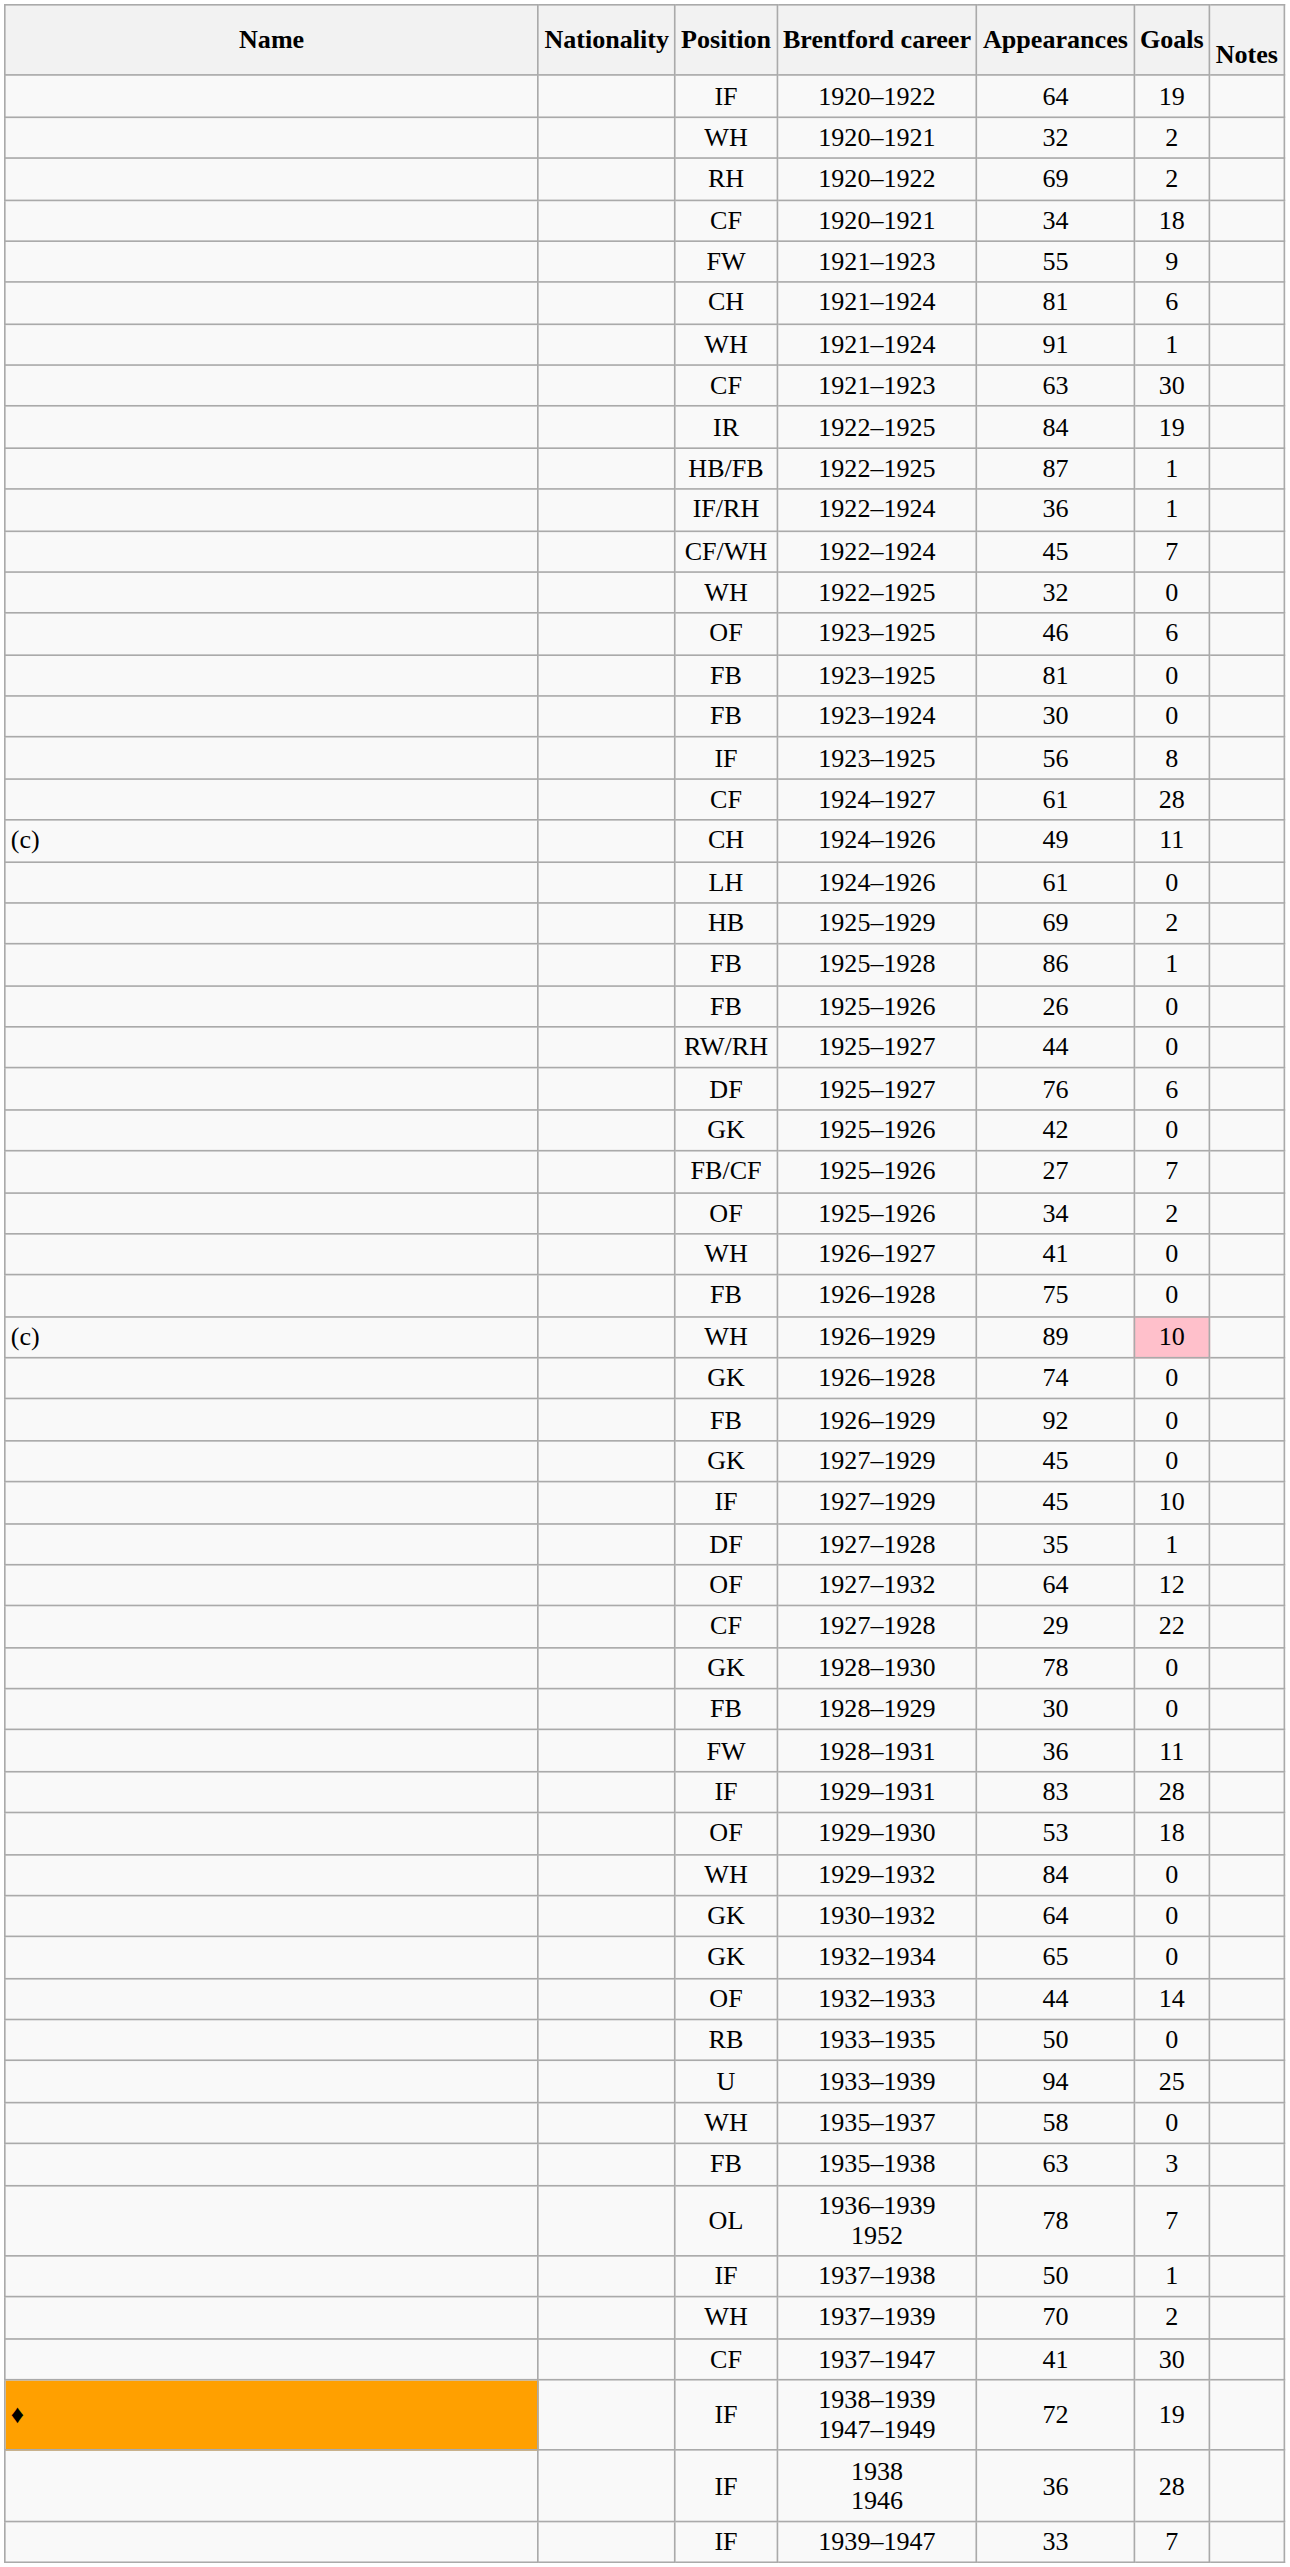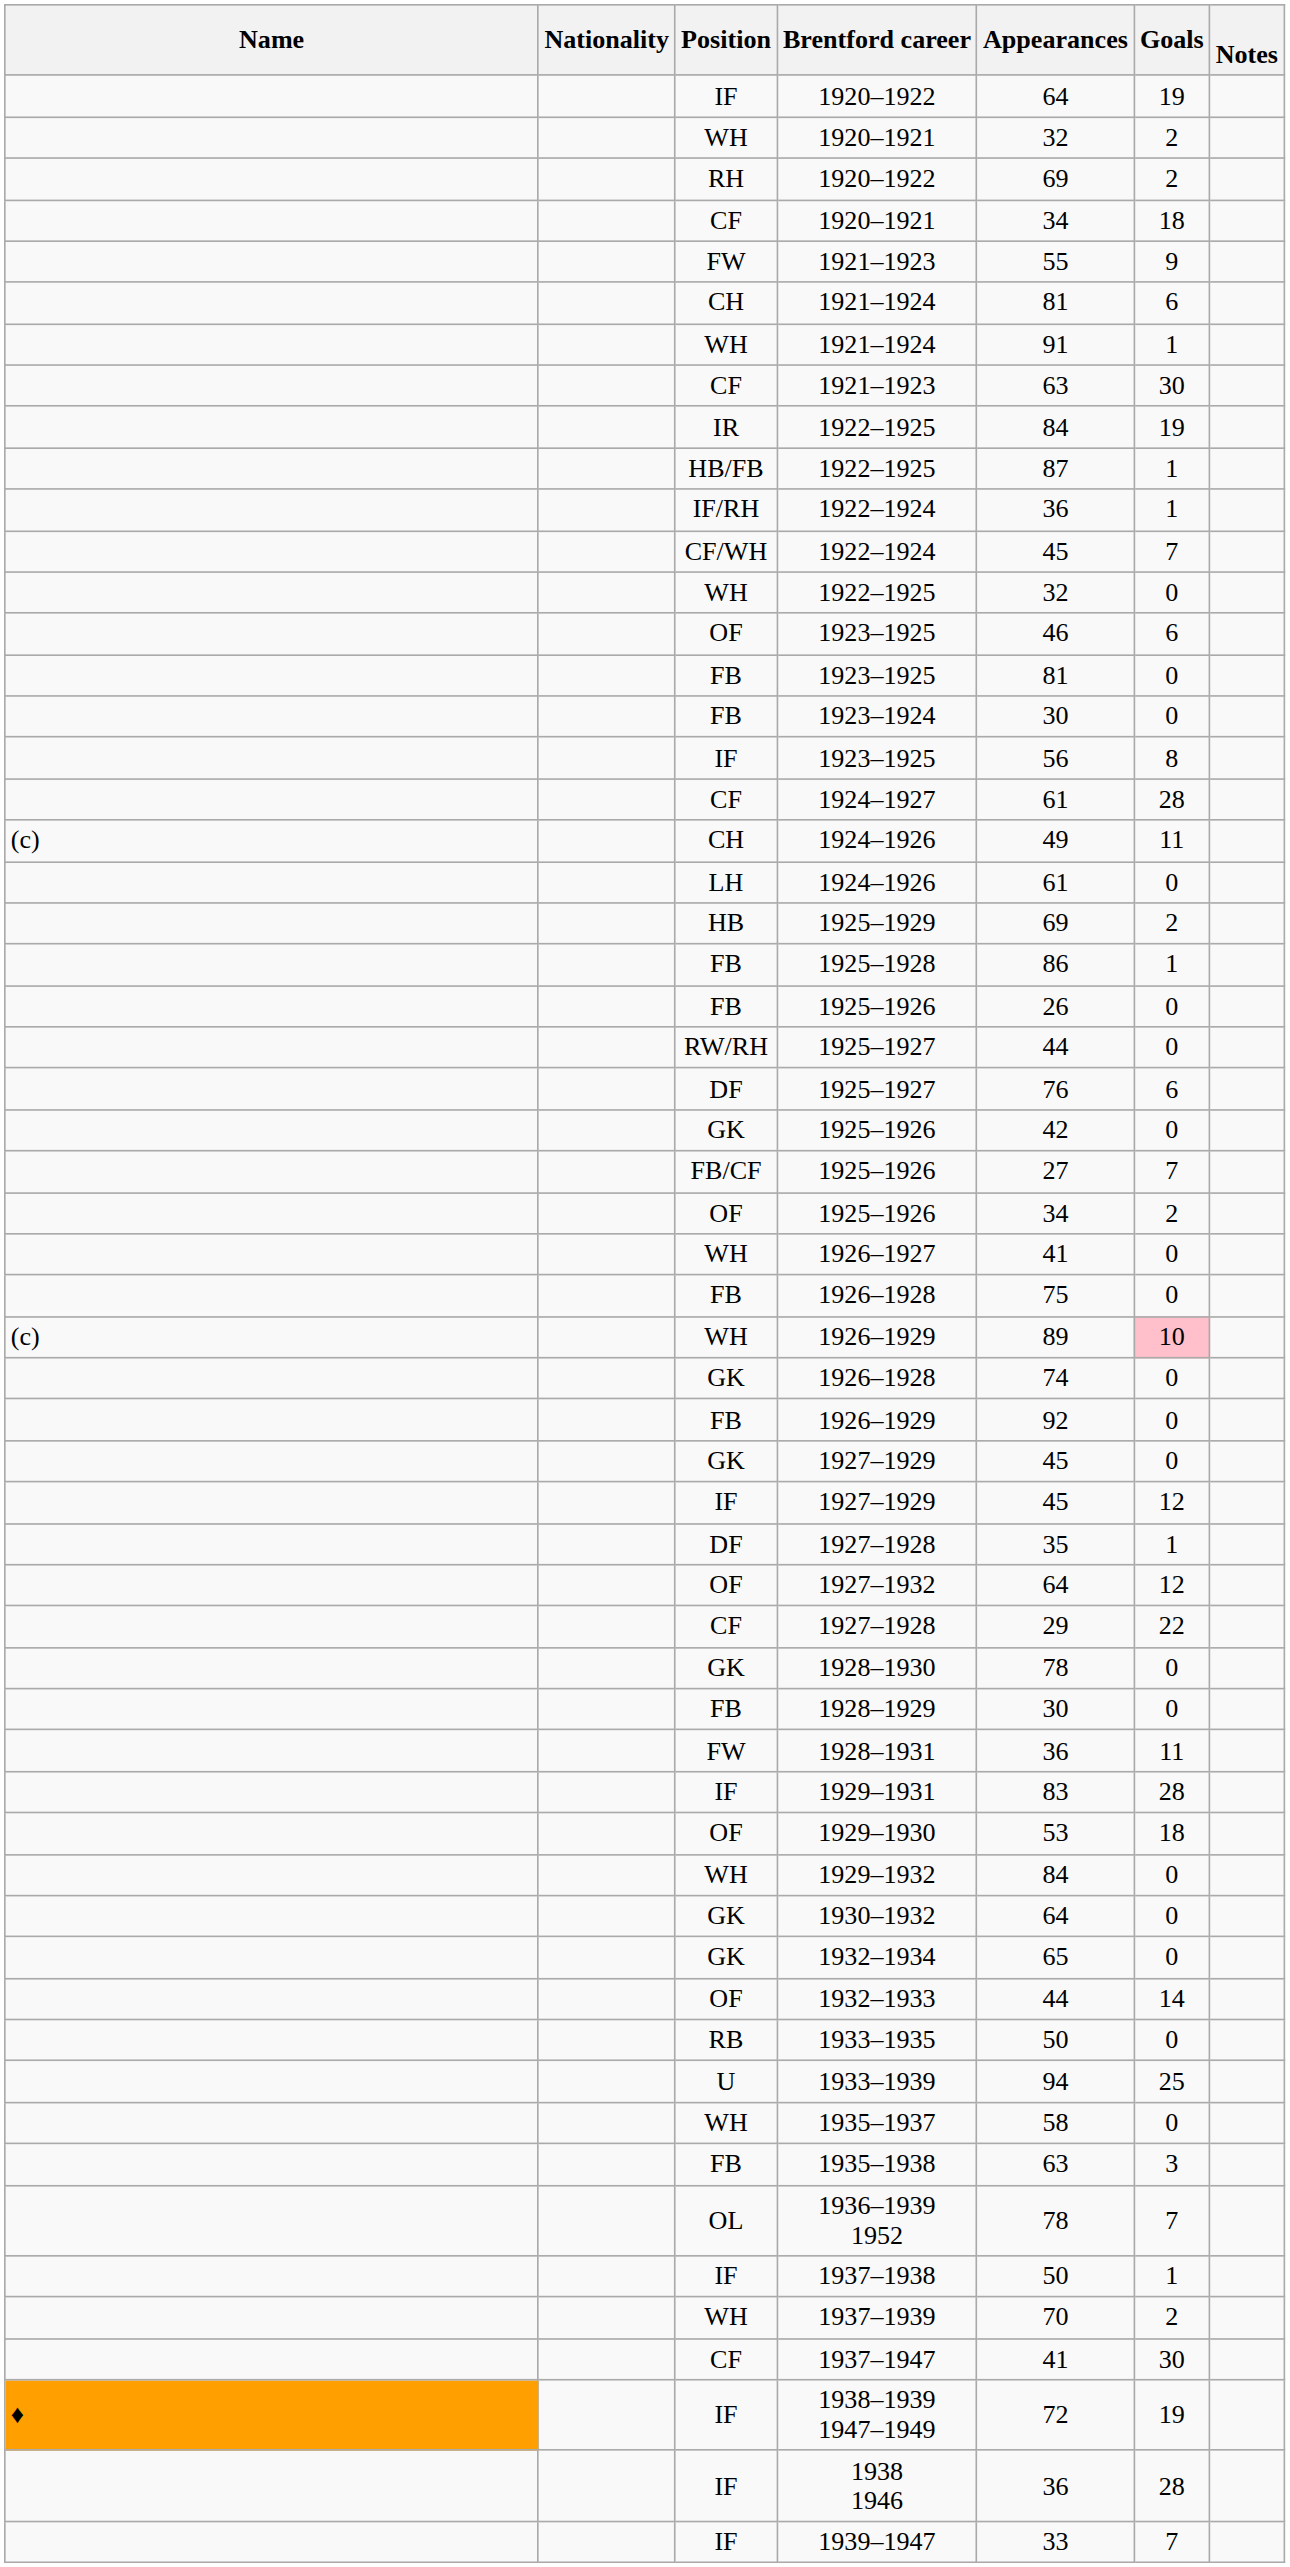(1172, 1502) 10 -> (1172, 1502) 12
